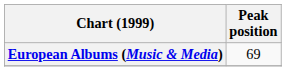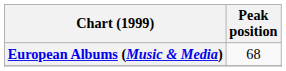(253, 54) 69 -> (253, 54) 68
